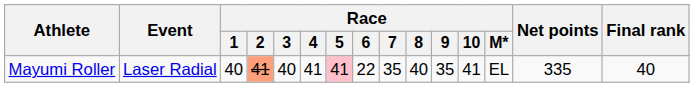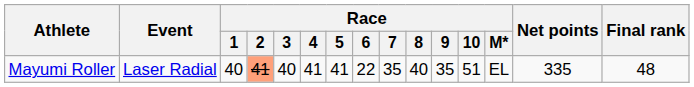(339, 69) pink background -> (339, 69) no background
(472, 69) 41 -> (472, 69) 51
(646, 69) 40 -> (646, 69) 48
